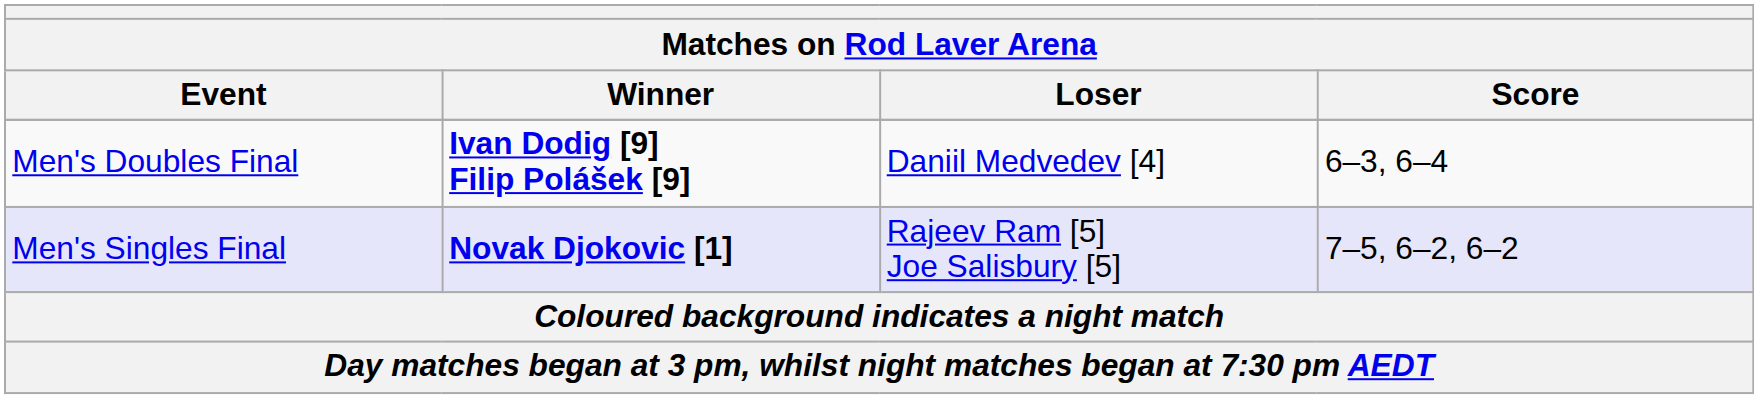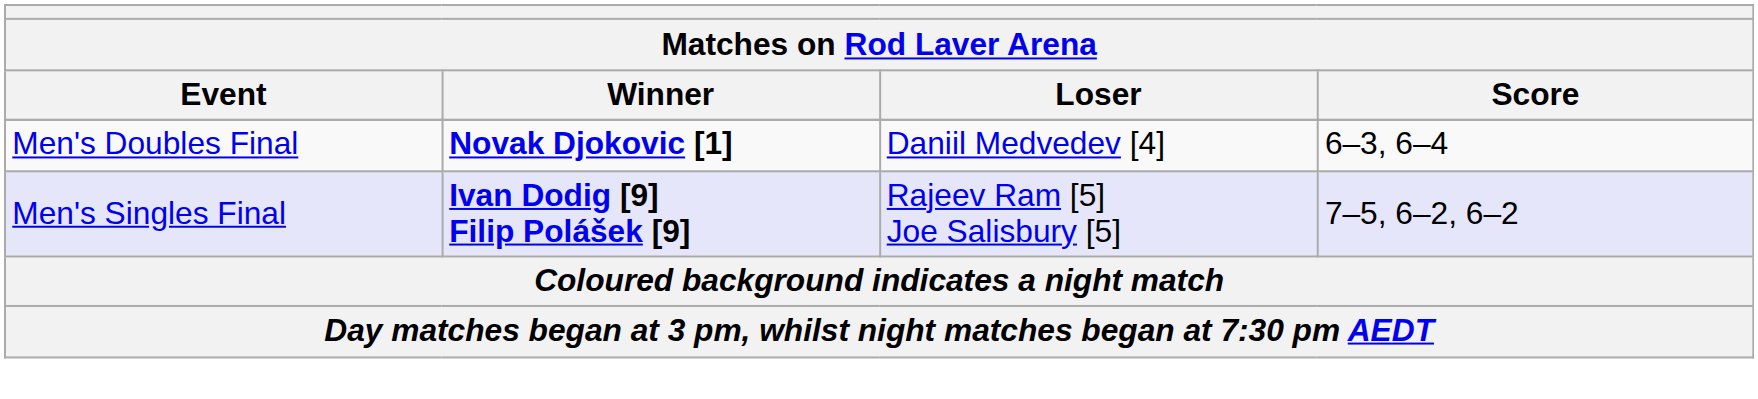(570, 162) Ivan Dodig [9] Filip Polášek [9] -> (591, 144) Novak Djokovic [1]
(591, 248) Novak Djokovic [1] -> (570, 212) Ivan Dodig [9] Filip Polášek [9]
